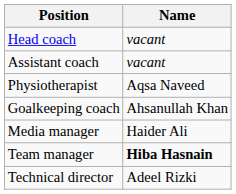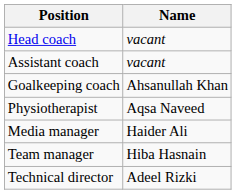rows swapped: (64, 108) <-> (53, 85)
(170, 154) bold -> (166, 154) normal
